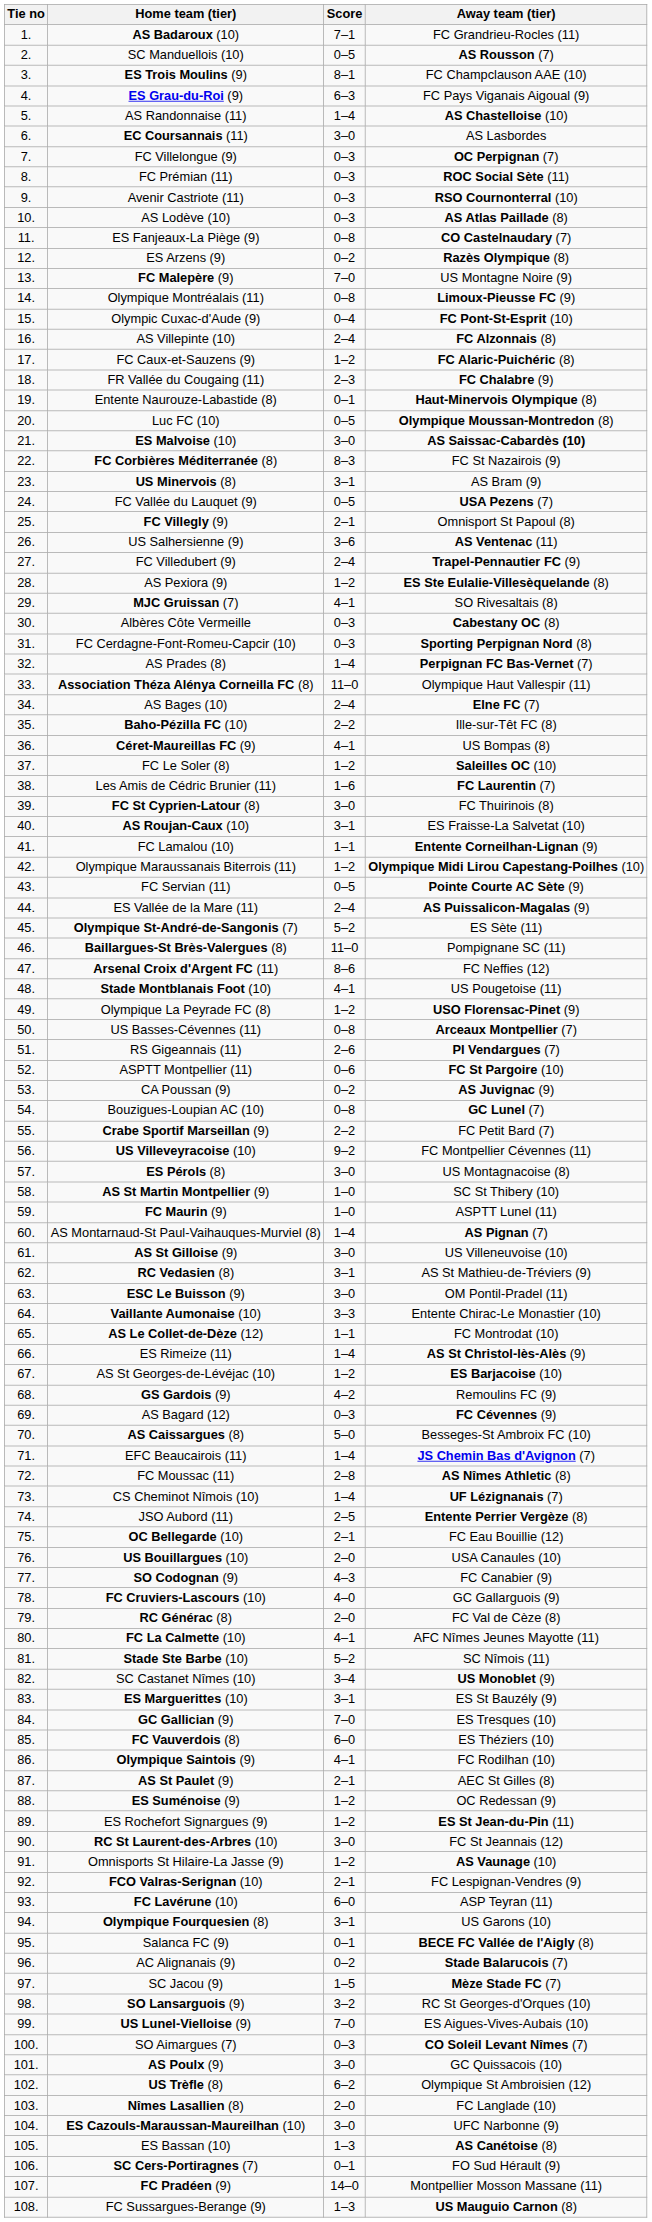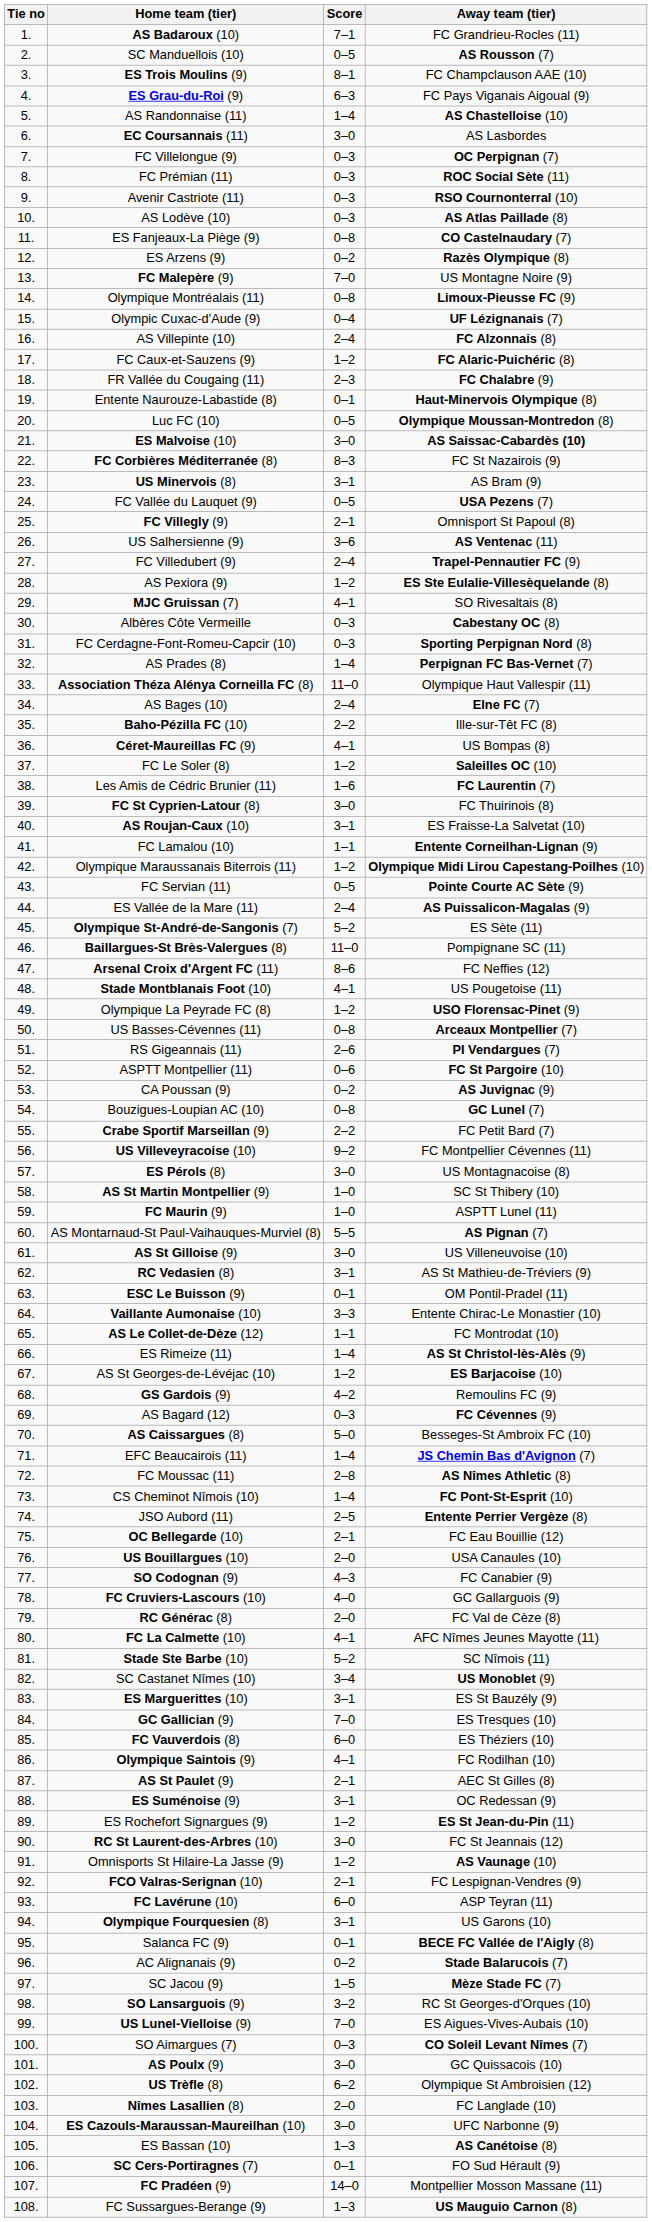(506, 319) FC Pont-St-Esprit (10) -> (506, 319) UF Lézignanais (7)
(345, 1232) 1–4 -> (345, 1232) 5–5
(345, 1293) 3–0 -> (345, 1293) 0–1
(506, 1496) UF Lézignanais (7) -> (506, 1496) FC Pont-St-Esprit (10)
(345, 1801) 1–2 -> (345, 1801) 3–1
